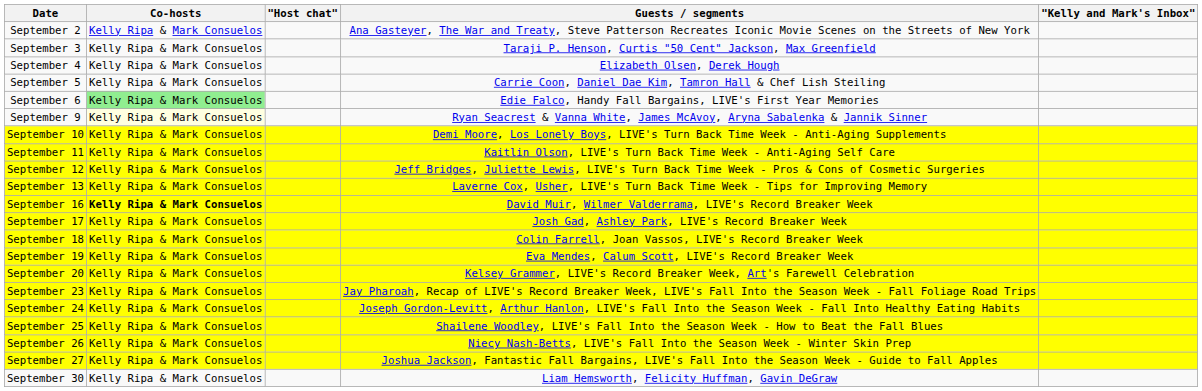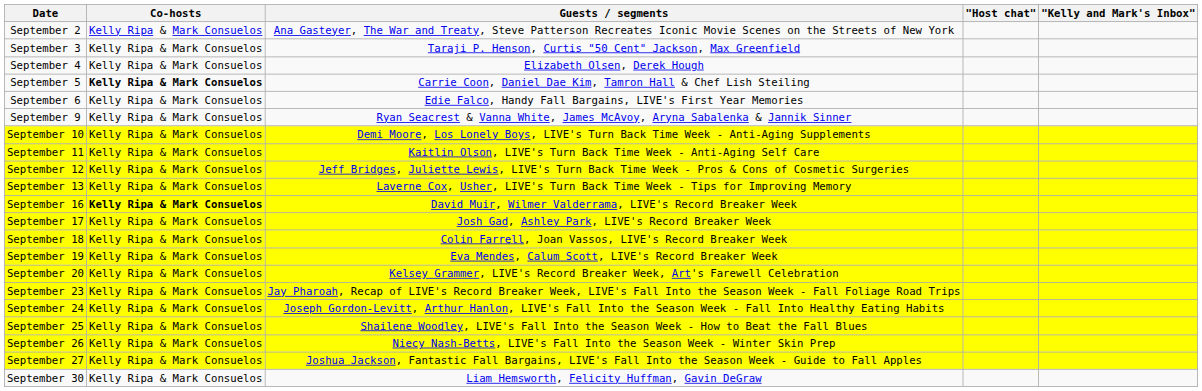columns swapped: (303, 13) <-> (690, 13)
(176, 83) normal -> (176, 83) bold
(176, 100) lightgreen background -> (176, 100) no background
(176, 117) lightyellow background -> (176, 117) no background
